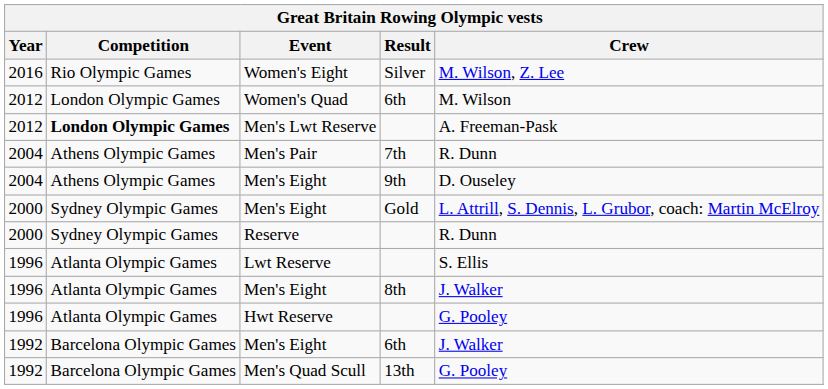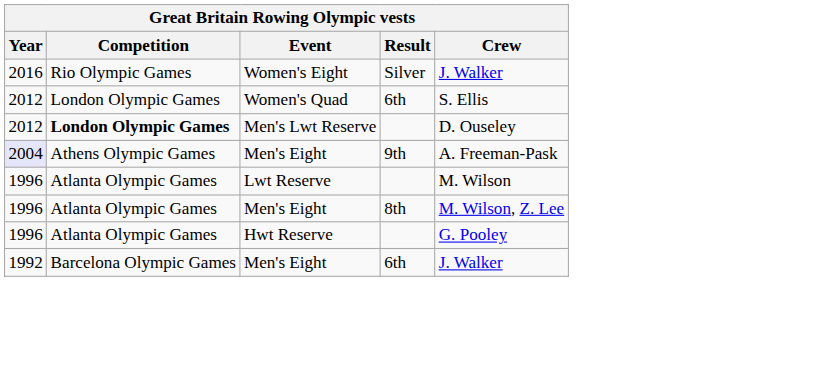(501, 72) M. Wilson, Z. Lee -> (471, 72) J. Walker
(475, 99) M. Wilson -> (463, 99) S. Ellis
(498, 126) A. Freeman-Pask -> (477, 126) D. Ouseley
- row: (280, 153)
(26, 180) no background -> (26, 153) lavender background
(477, 180) D. Ouseley -> (498, 153) A. Freeman-Pask
- row: (285, 208)
- row: (271, 235)
(463, 262) S. Ellis -> (475, 180) M. Wilson
(471, 289) J. Walker -> (501, 208) M. Wilson, Z. Lee
- row: (305, 371)
